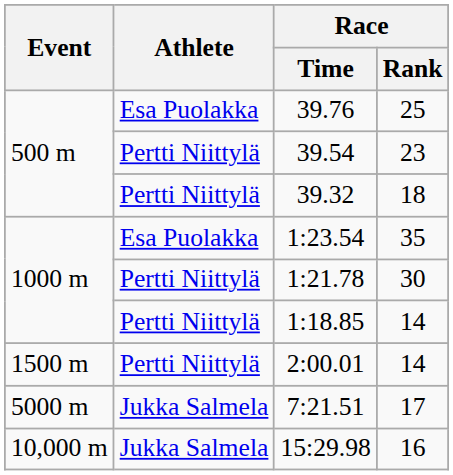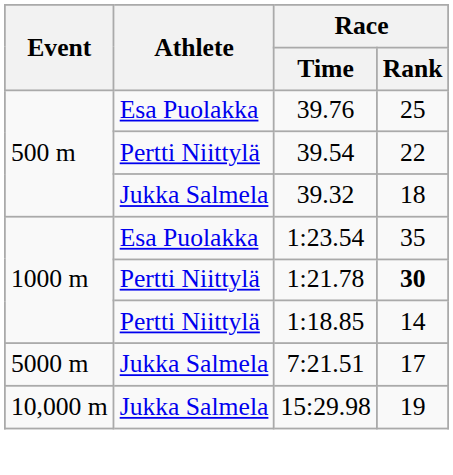(413, 152) 23 -> (413, 152) 22
(190, 195) Pertti Niittylä -> (194, 195) Jukka Salmela
(413, 279) normal -> (413, 279) bold
- row: (326, 364)
(413, 448) 16 -> (413, 406) 19
